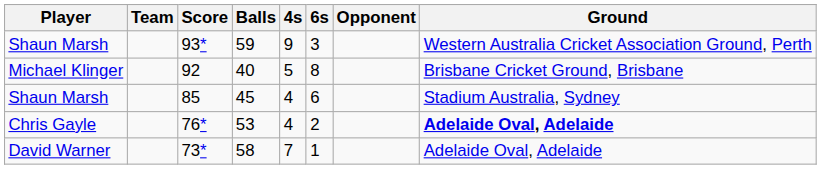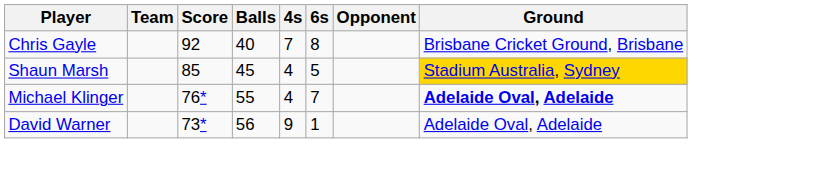- row: (194, 44)
(66, 71) Michael Klinger -> (52, 44) Chris Gayle
(288, 71) 5 -> (288, 44) 7
(315, 97) 6 -> (315, 71) 5
(522, 97) no background -> (522, 71) gold background
(52, 124) Chris Gayle -> (66, 97) Michael Klinger
(245, 124) 53 -> (245, 97) 55
(315, 124) 2 -> (315, 97) 7
(245, 151) 58 -> (245, 124) 56
(288, 151) 7 -> (288, 124) 9
